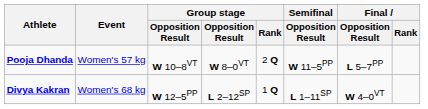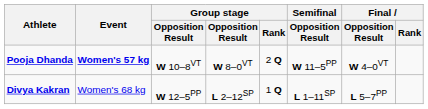(112, 60) normal -> (113, 60) bold
(365, 66) L 5–7PP -> (369, 66) W 4–0VT
(365, 95) W 4–0VT -> (369, 95) L 5–7PP
